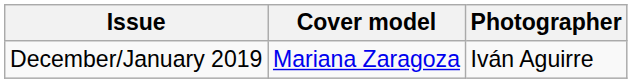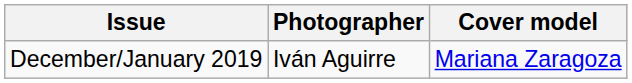columns swapped: (366, 22) <-> (546, 22)
